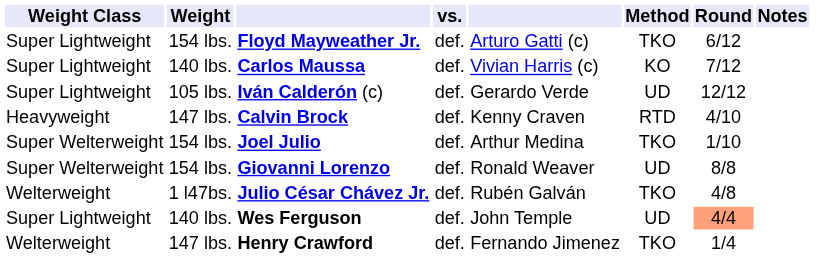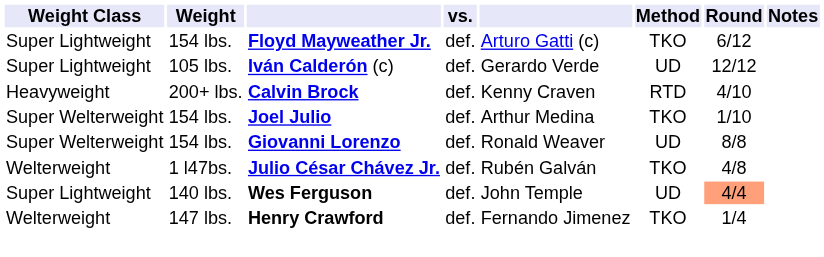- row: (301, 67)
(200, 117) 147 lbs. -> (206, 92) 200+ lbs.
